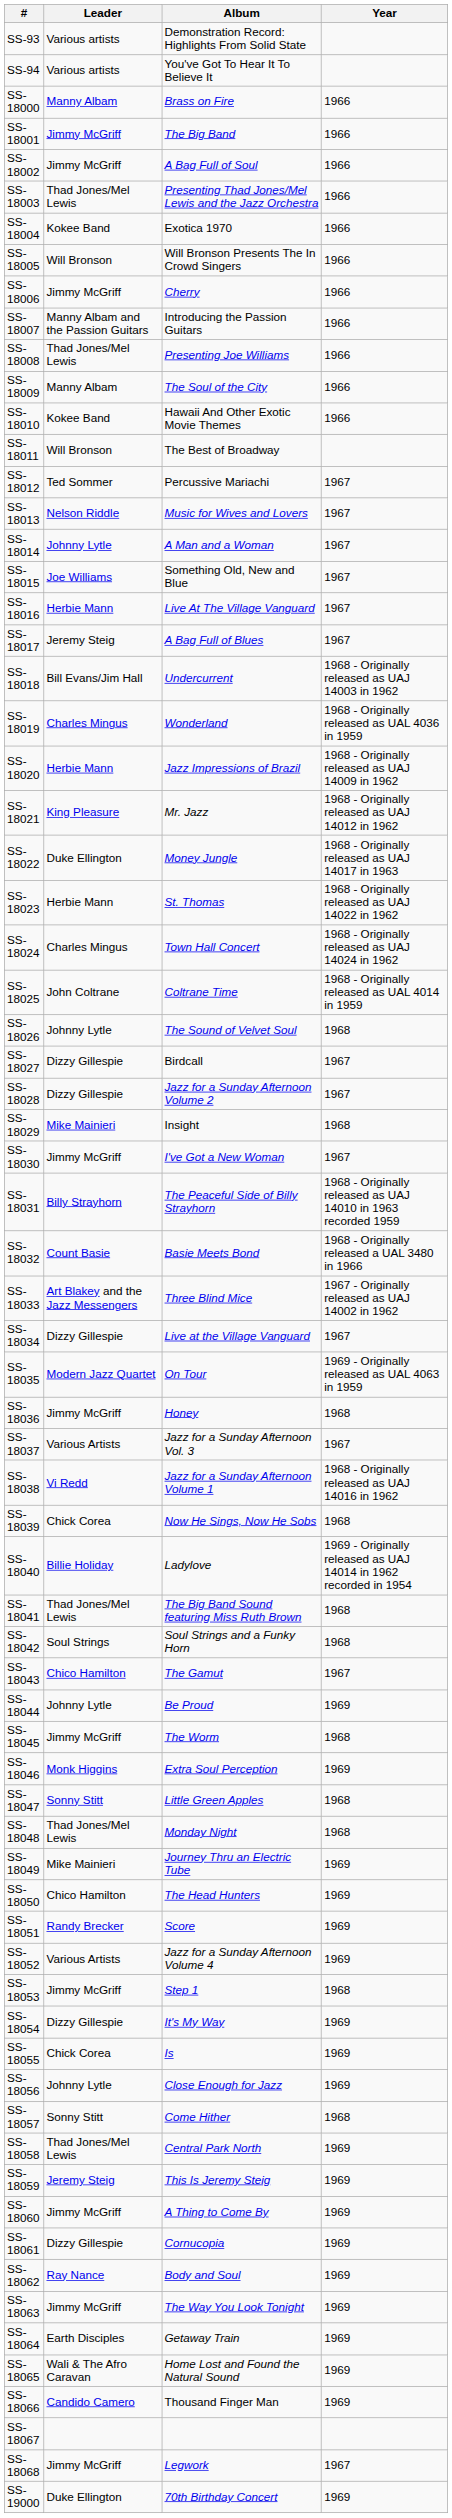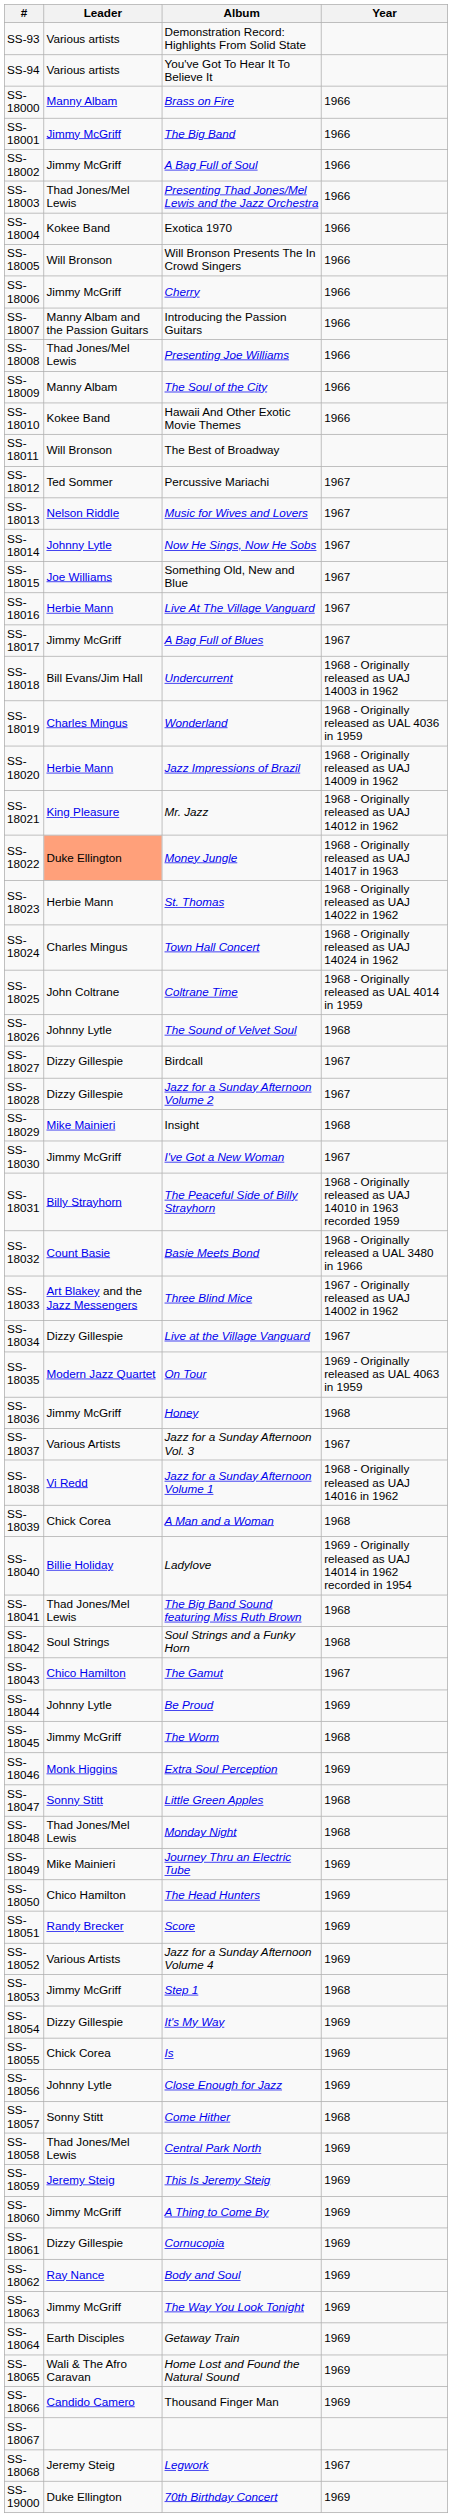(219, 545) A Man and a Woman -> (240, 545) Now He Sings, Now He Sobs
(81, 640) Jeremy Steig -> (84, 640) Jimmy McGriff
(84, 857) no background -> (84, 857) lightsalmon background
(240, 1521) Now He Sings, Now He Sobs -> (219, 1521) A Man and a Woman
(84, 2465) Jimmy McGriff -> (81, 2465) Jeremy Steig
